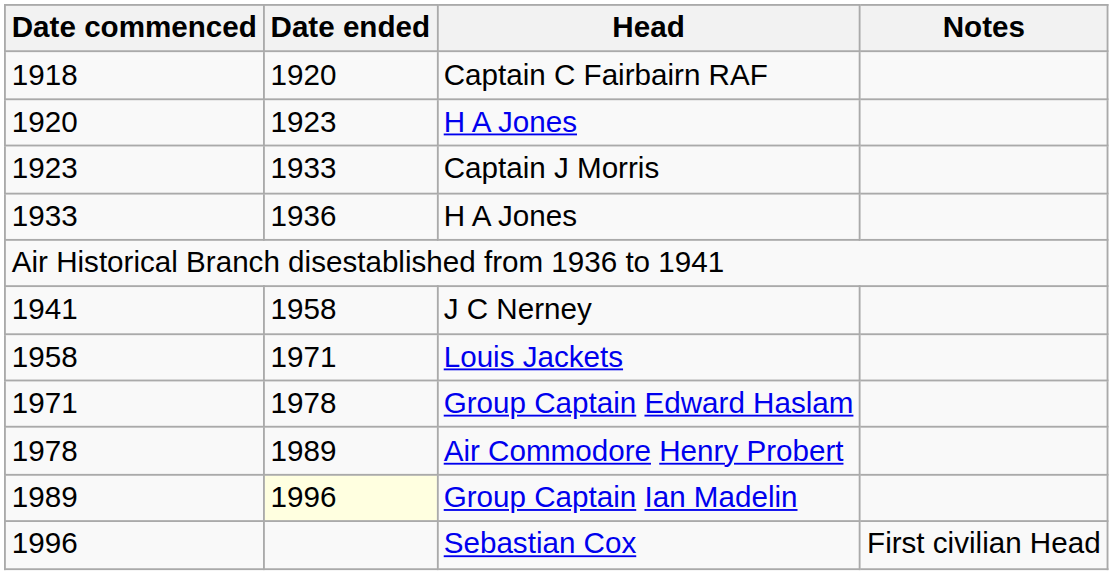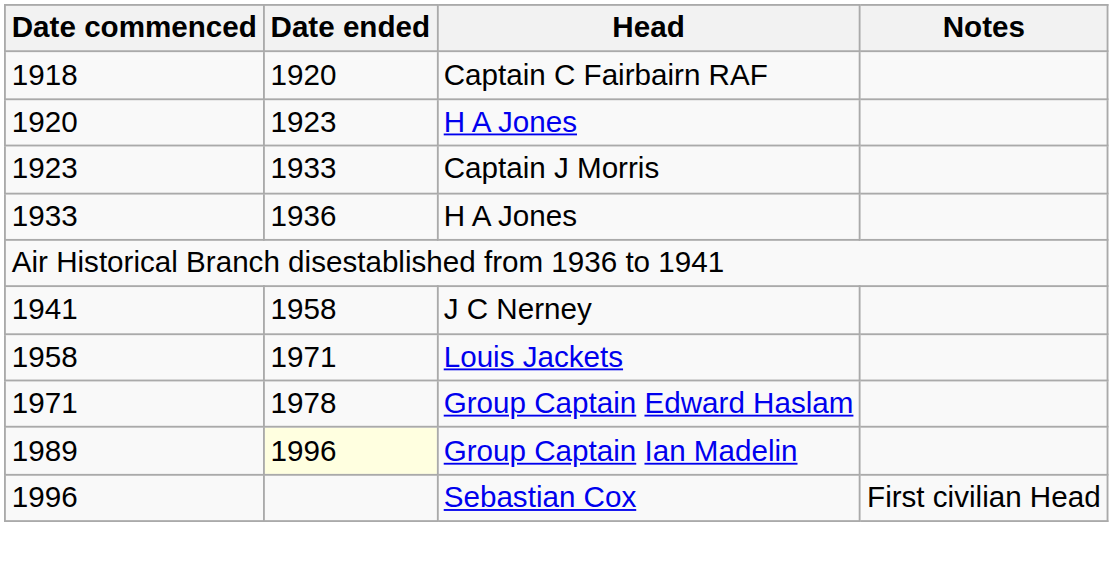- row: (45, 450)
